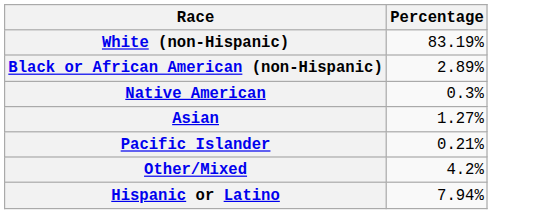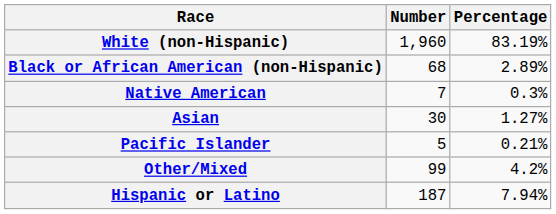+ column: (418, 17)
